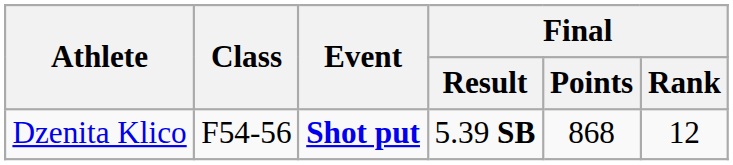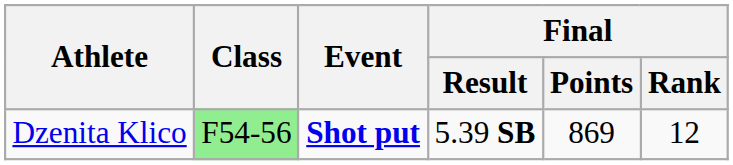(246, 133) no background -> (246, 133) lightgreen background
(592, 133) 868 -> (592, 133) 869
